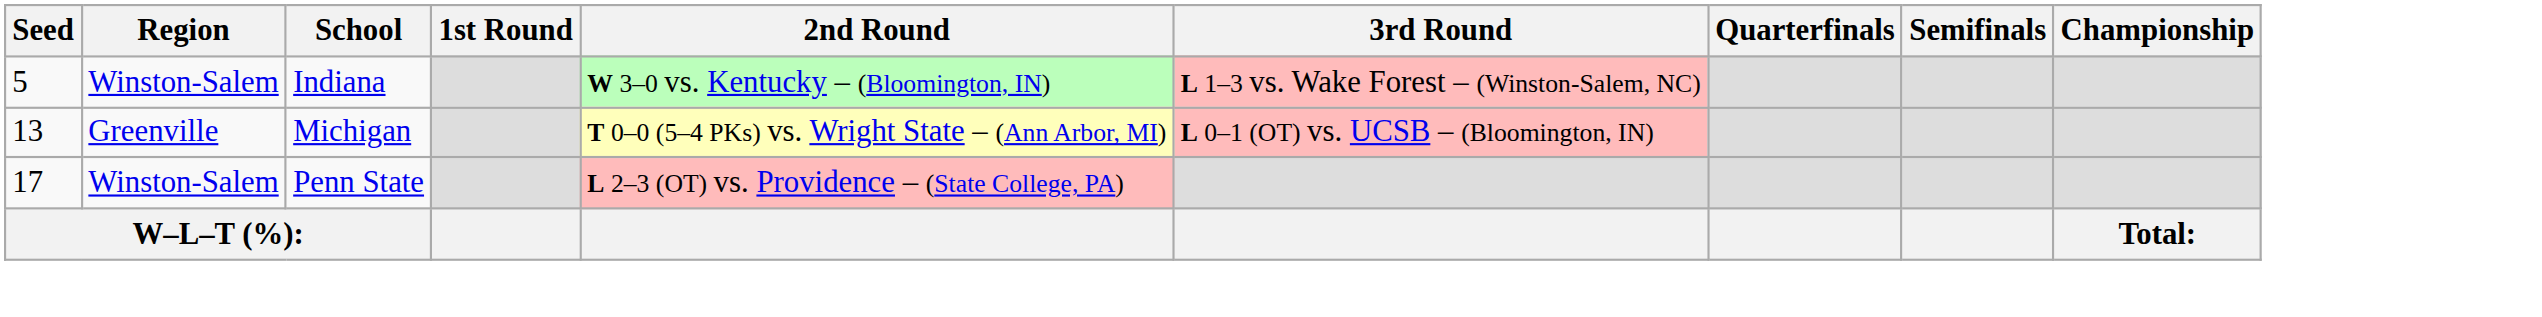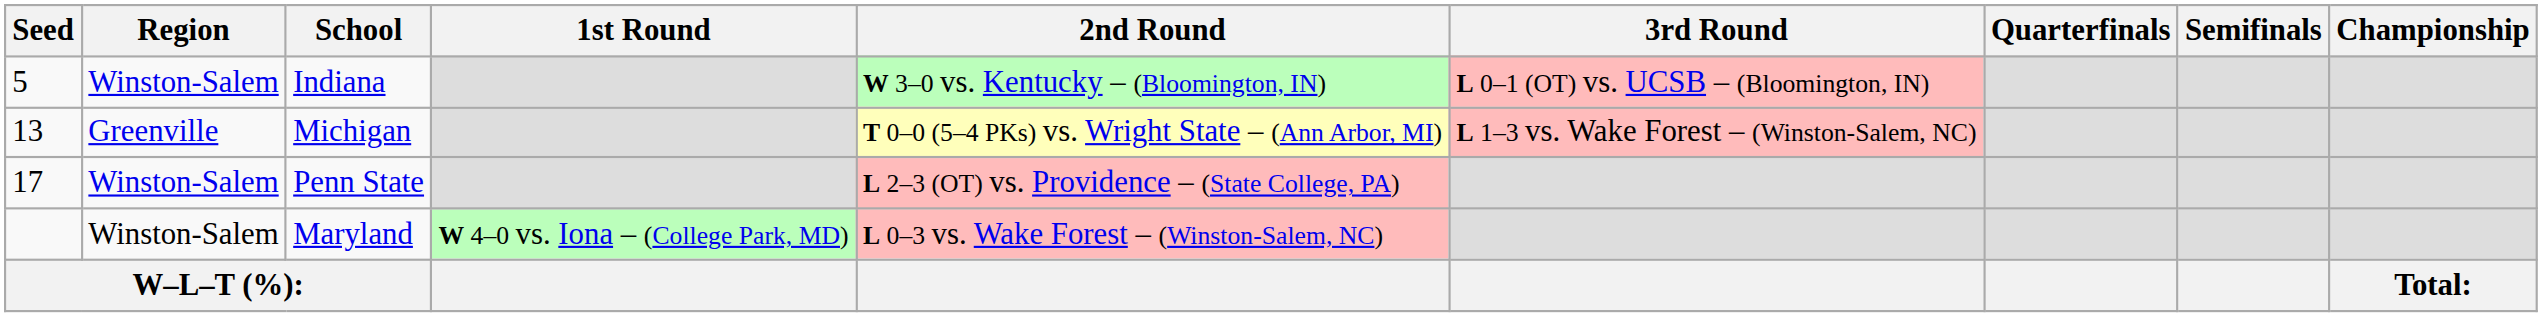(1441, 81) L 1–3 vs. Wake Forest – (Winston-Salem, NC) -> (1693, 81) L 0–1 (OT) vs. UCSB – (Bloomington, IN)
(1417, 131) L 0–1 (OT) vs. UCSB – (Bloomington, IN) -> (1716, 131) L 1–3 vs. Wake Forest – (Winston-Salem, NC)
+ row: (353, 233)
